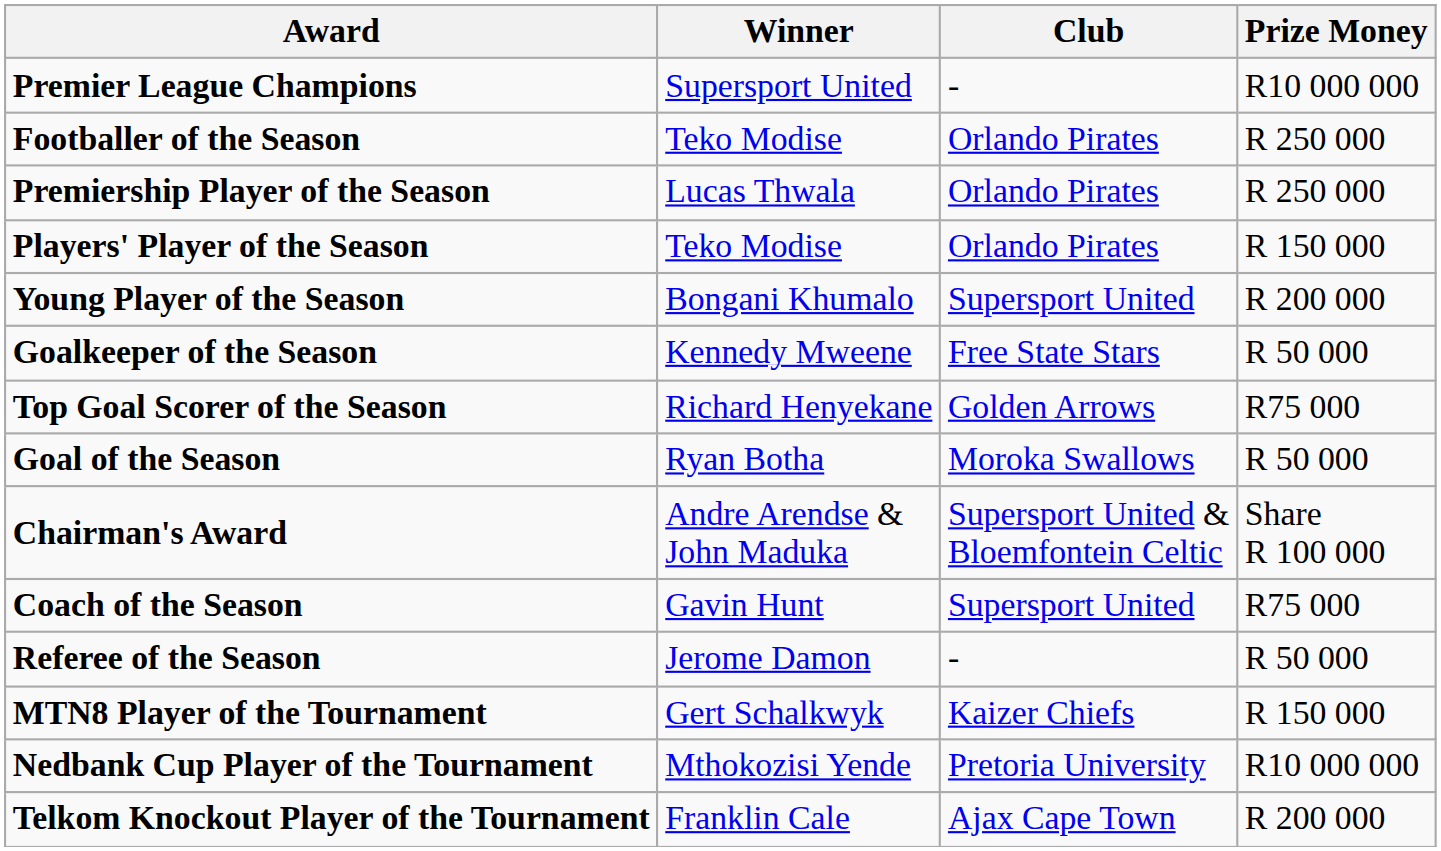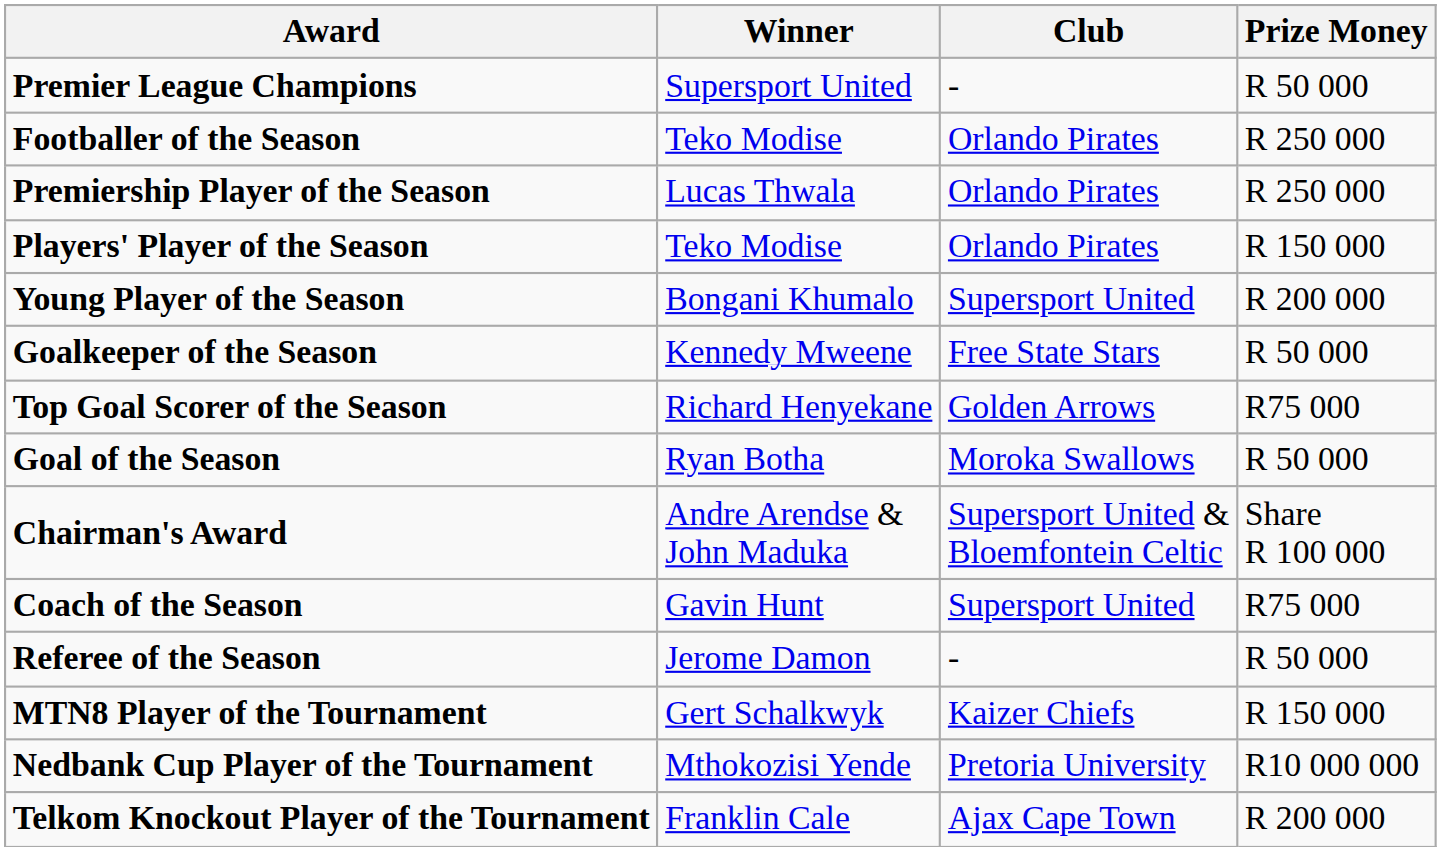(1332, 84) R10 000 000 -> (1307, 84) R 50 000
